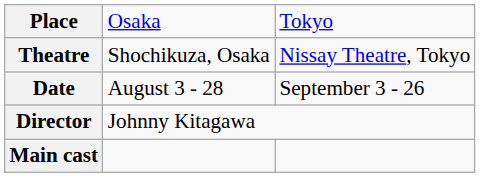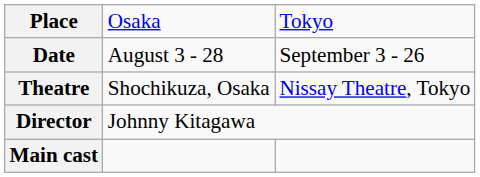rows swapped: (54, 88) <-> (54, 54)
